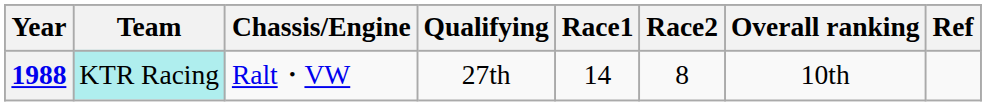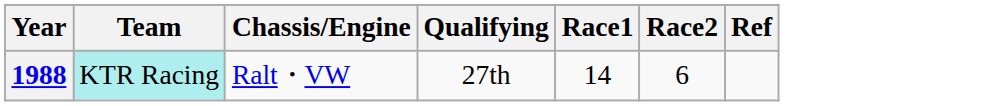- column: (825, 27)
(682, 74) 8 -> (682, 74) 6
